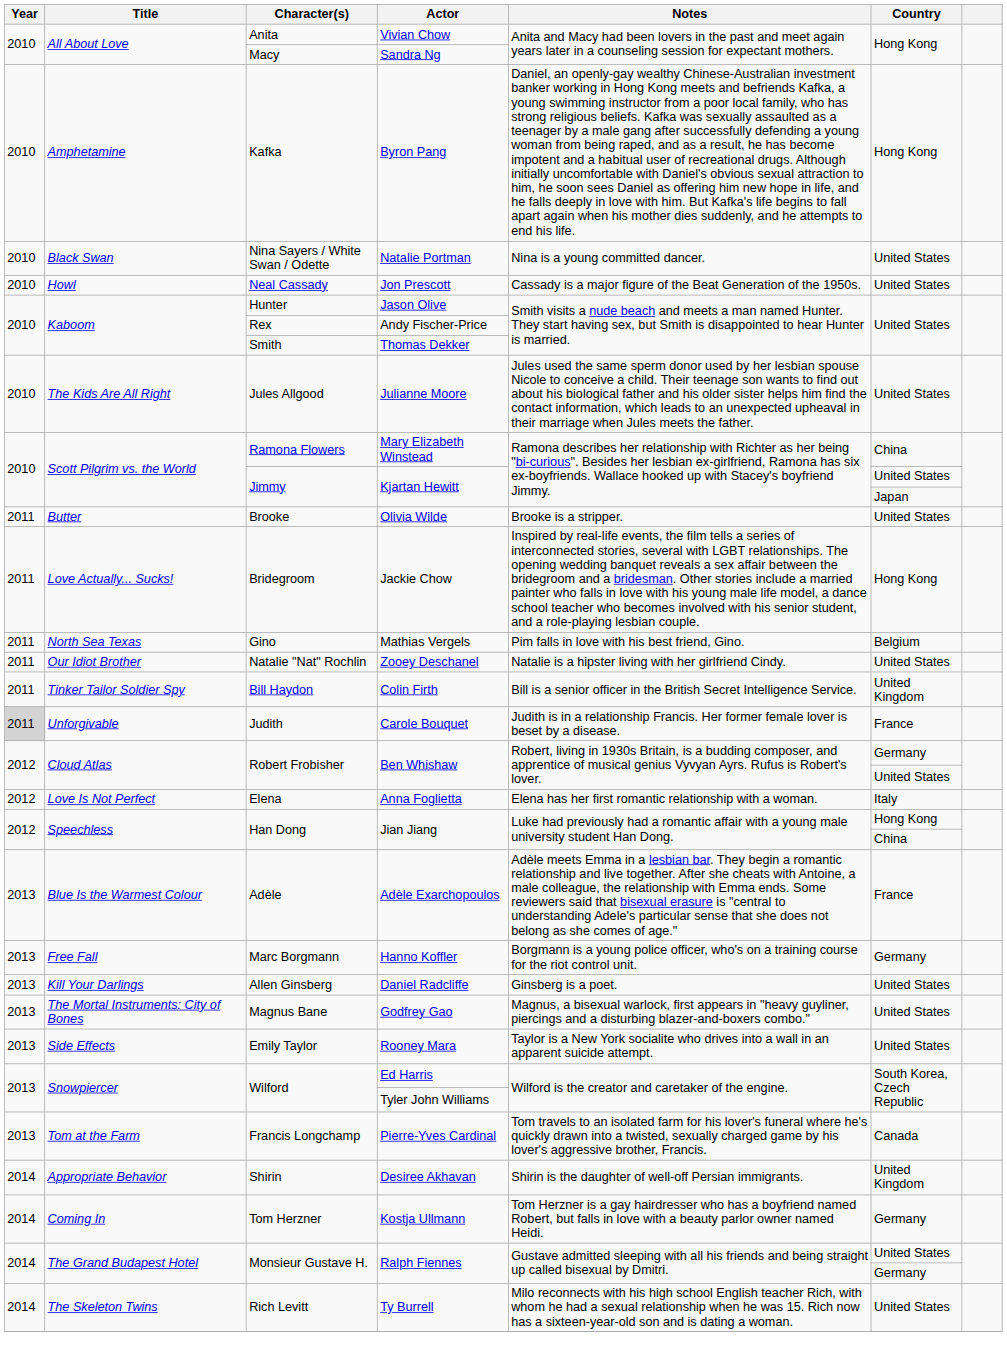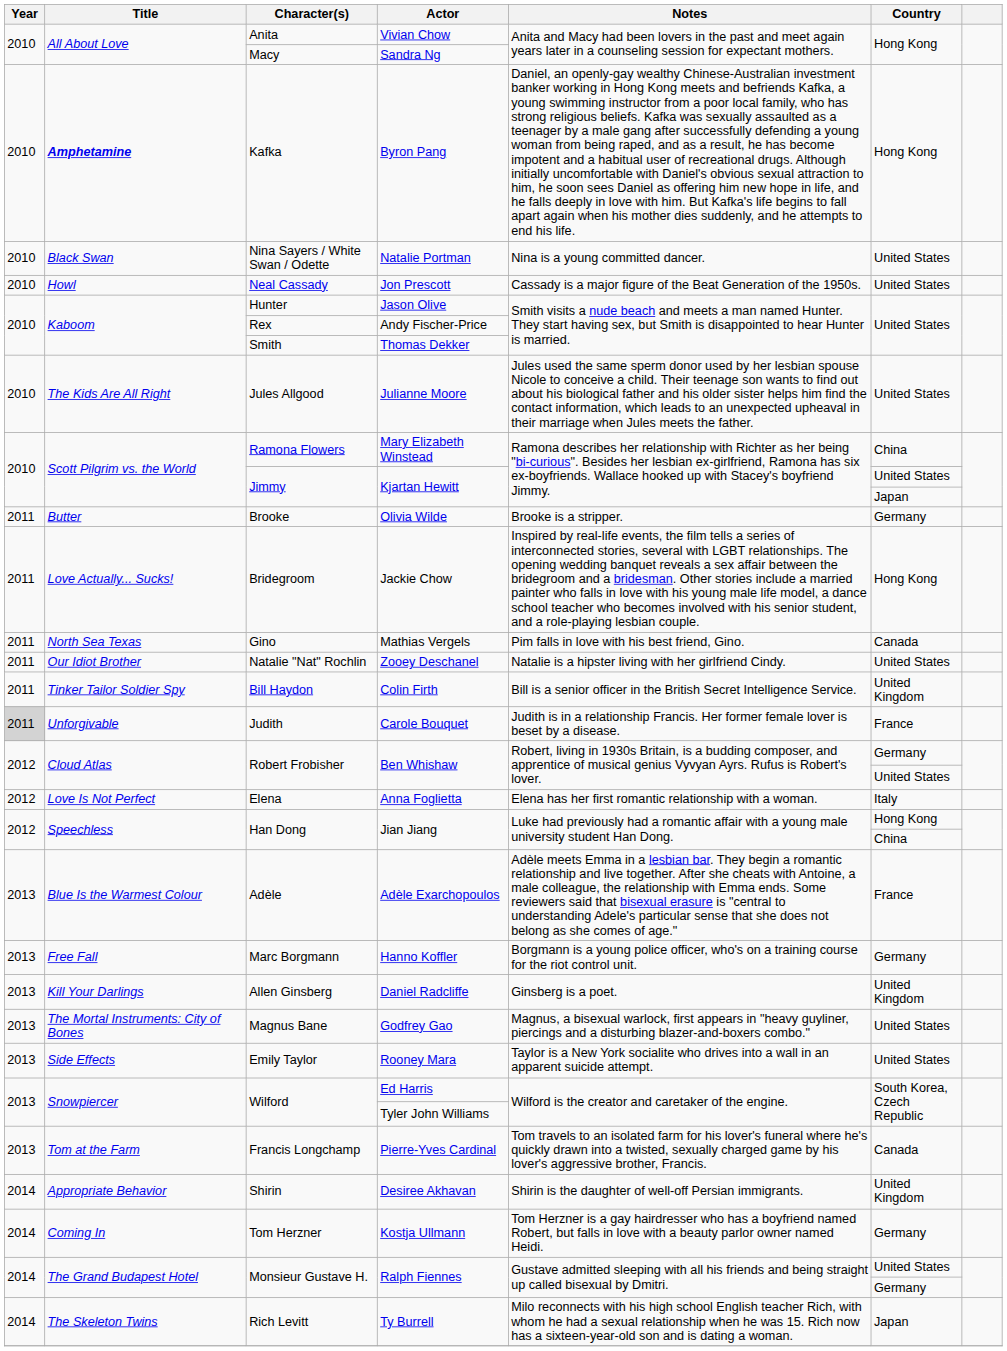(87, 152) normal -> (89, 152) bold
(912, 516) United States -> (900, 516) Germany
(897, 642) Belgium -> (896, 642) Canada
(912, 984) United States -> (899, 992) United Kingdom
(912, 1307) United States -> (891, 1321) Japan
